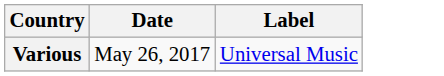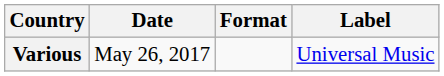+ column: (253, 20)
